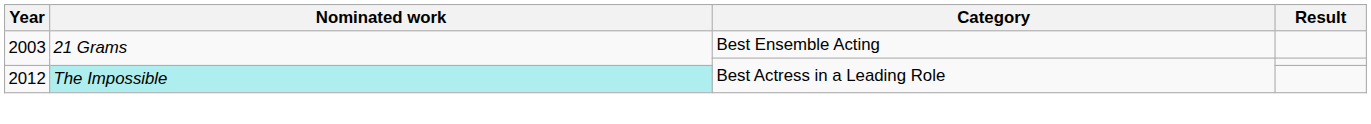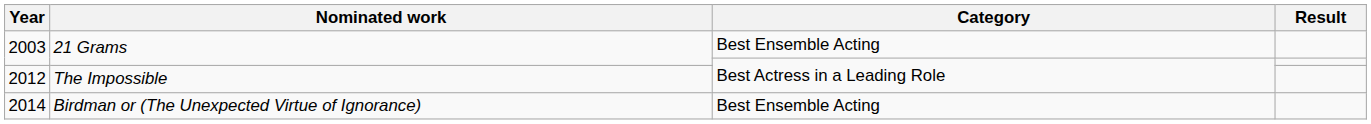(110, 78) paleturquoise background -> (110, 78) no background
+ row: (27, 105)
